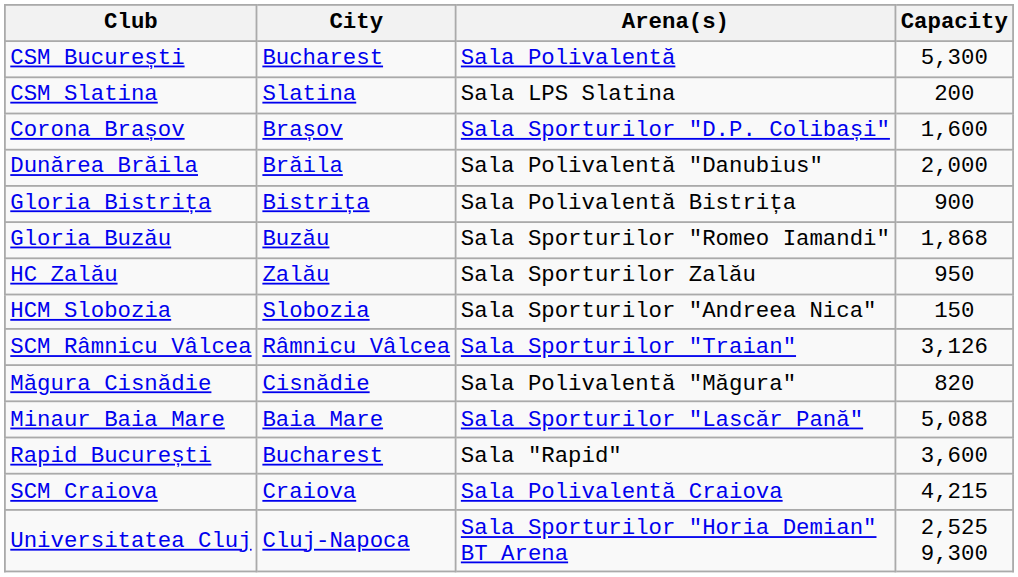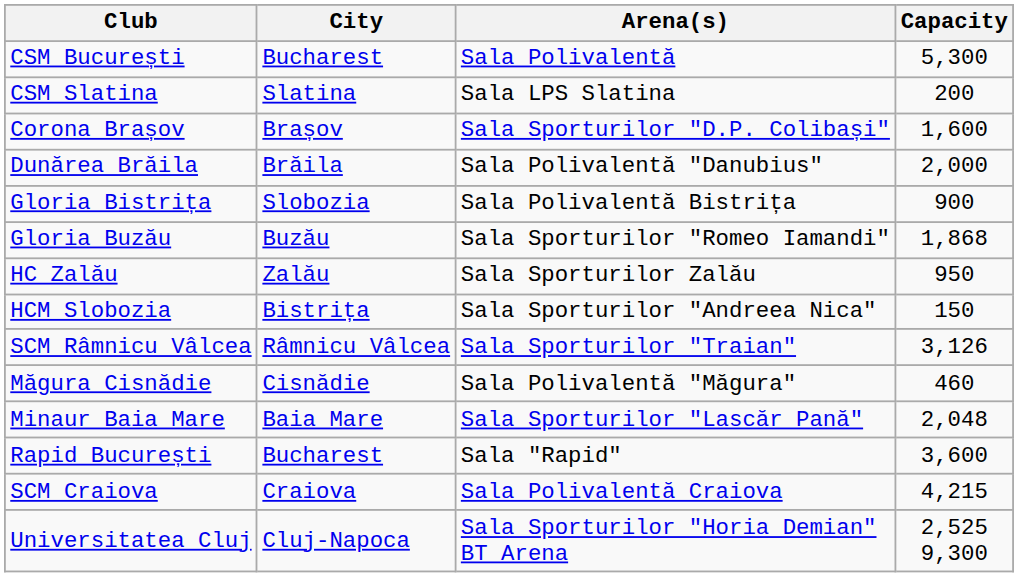(316, 204) Bistrița -> (316, 204) Slobozia
(316, 312) Slobozia -> (316, 312) Bistrița
(954, 384) 820 -> (954, 384) 460
(954, 420) 5,088 -> (954, 420) 2,048
